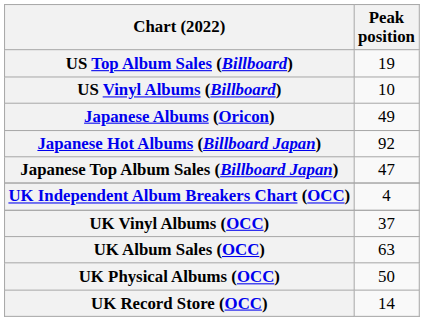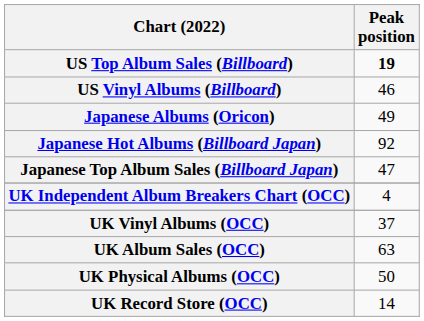(386, 63) normal -> (386, 63) bold
(386, 90) 10 -> (386, 90) 46
